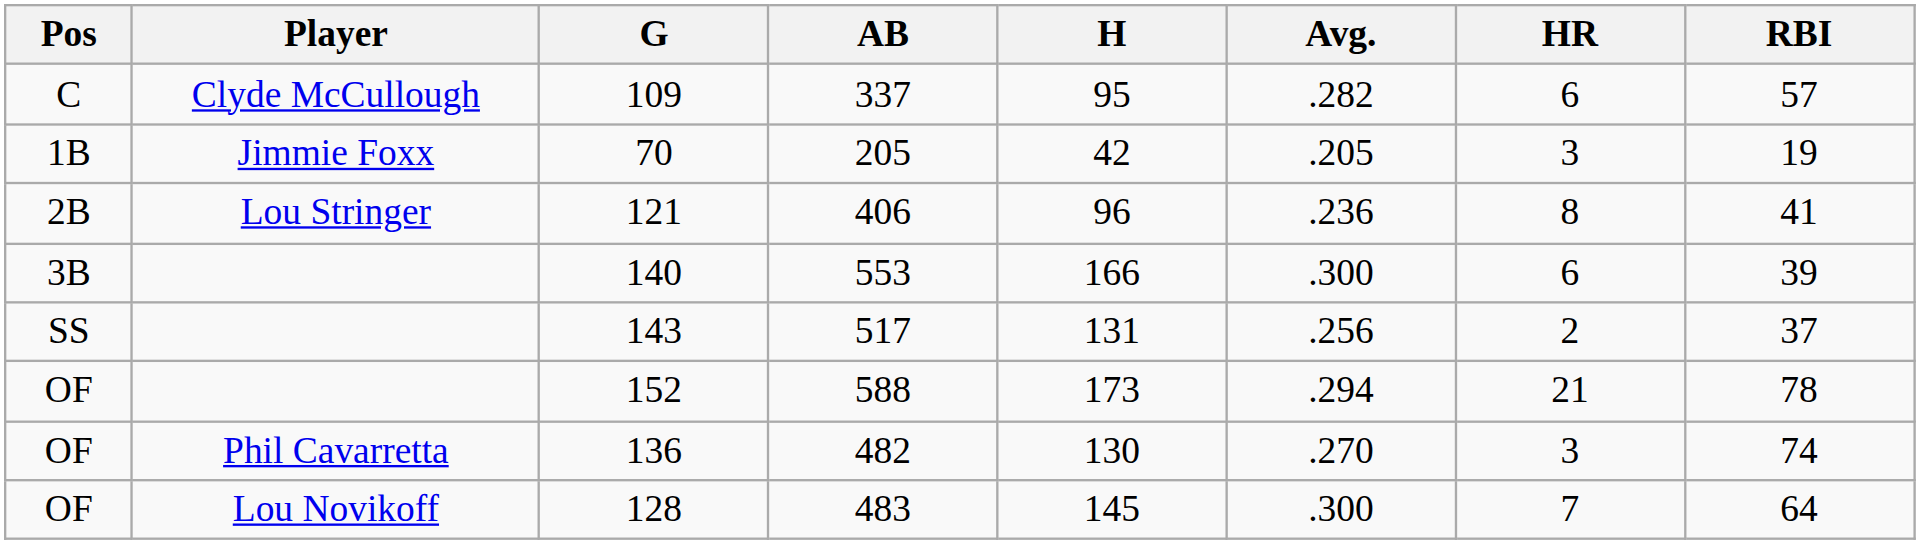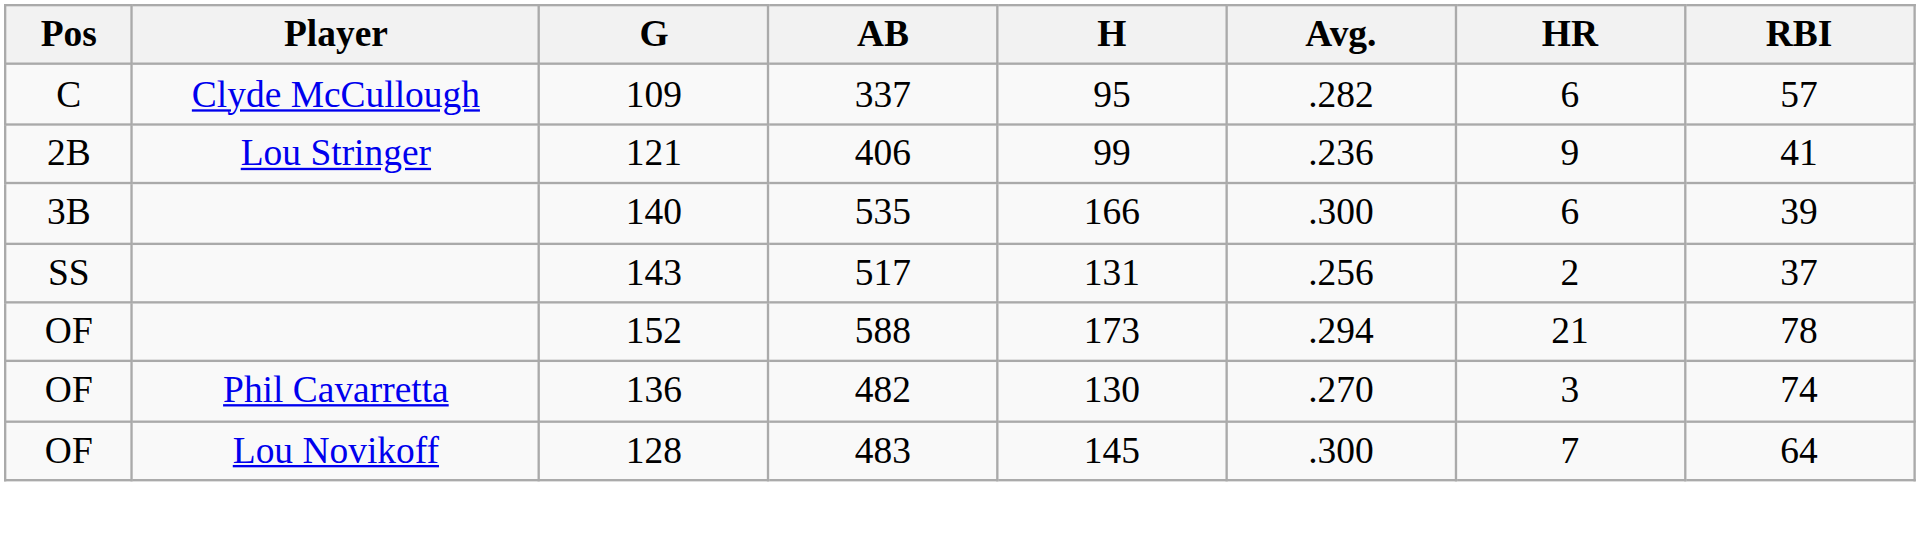- row: (654, 152)
(1112, 212) 96 -> (1112, 152) 99
(1570, 212) 8 -> (1570, 152) 9
(883, 271) 553 -> (883, 212) 535
